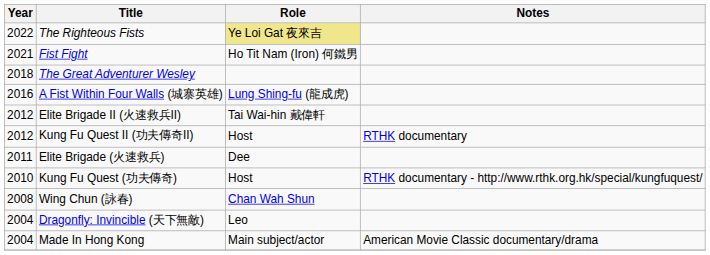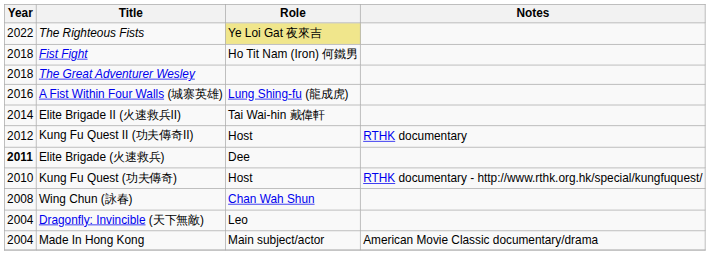(20, 54) 2021 -> (20, 54) 2018
(20, 115) 2012 -> (20, 115) 2014
(20, 157) normal -> (20, 157) bold
